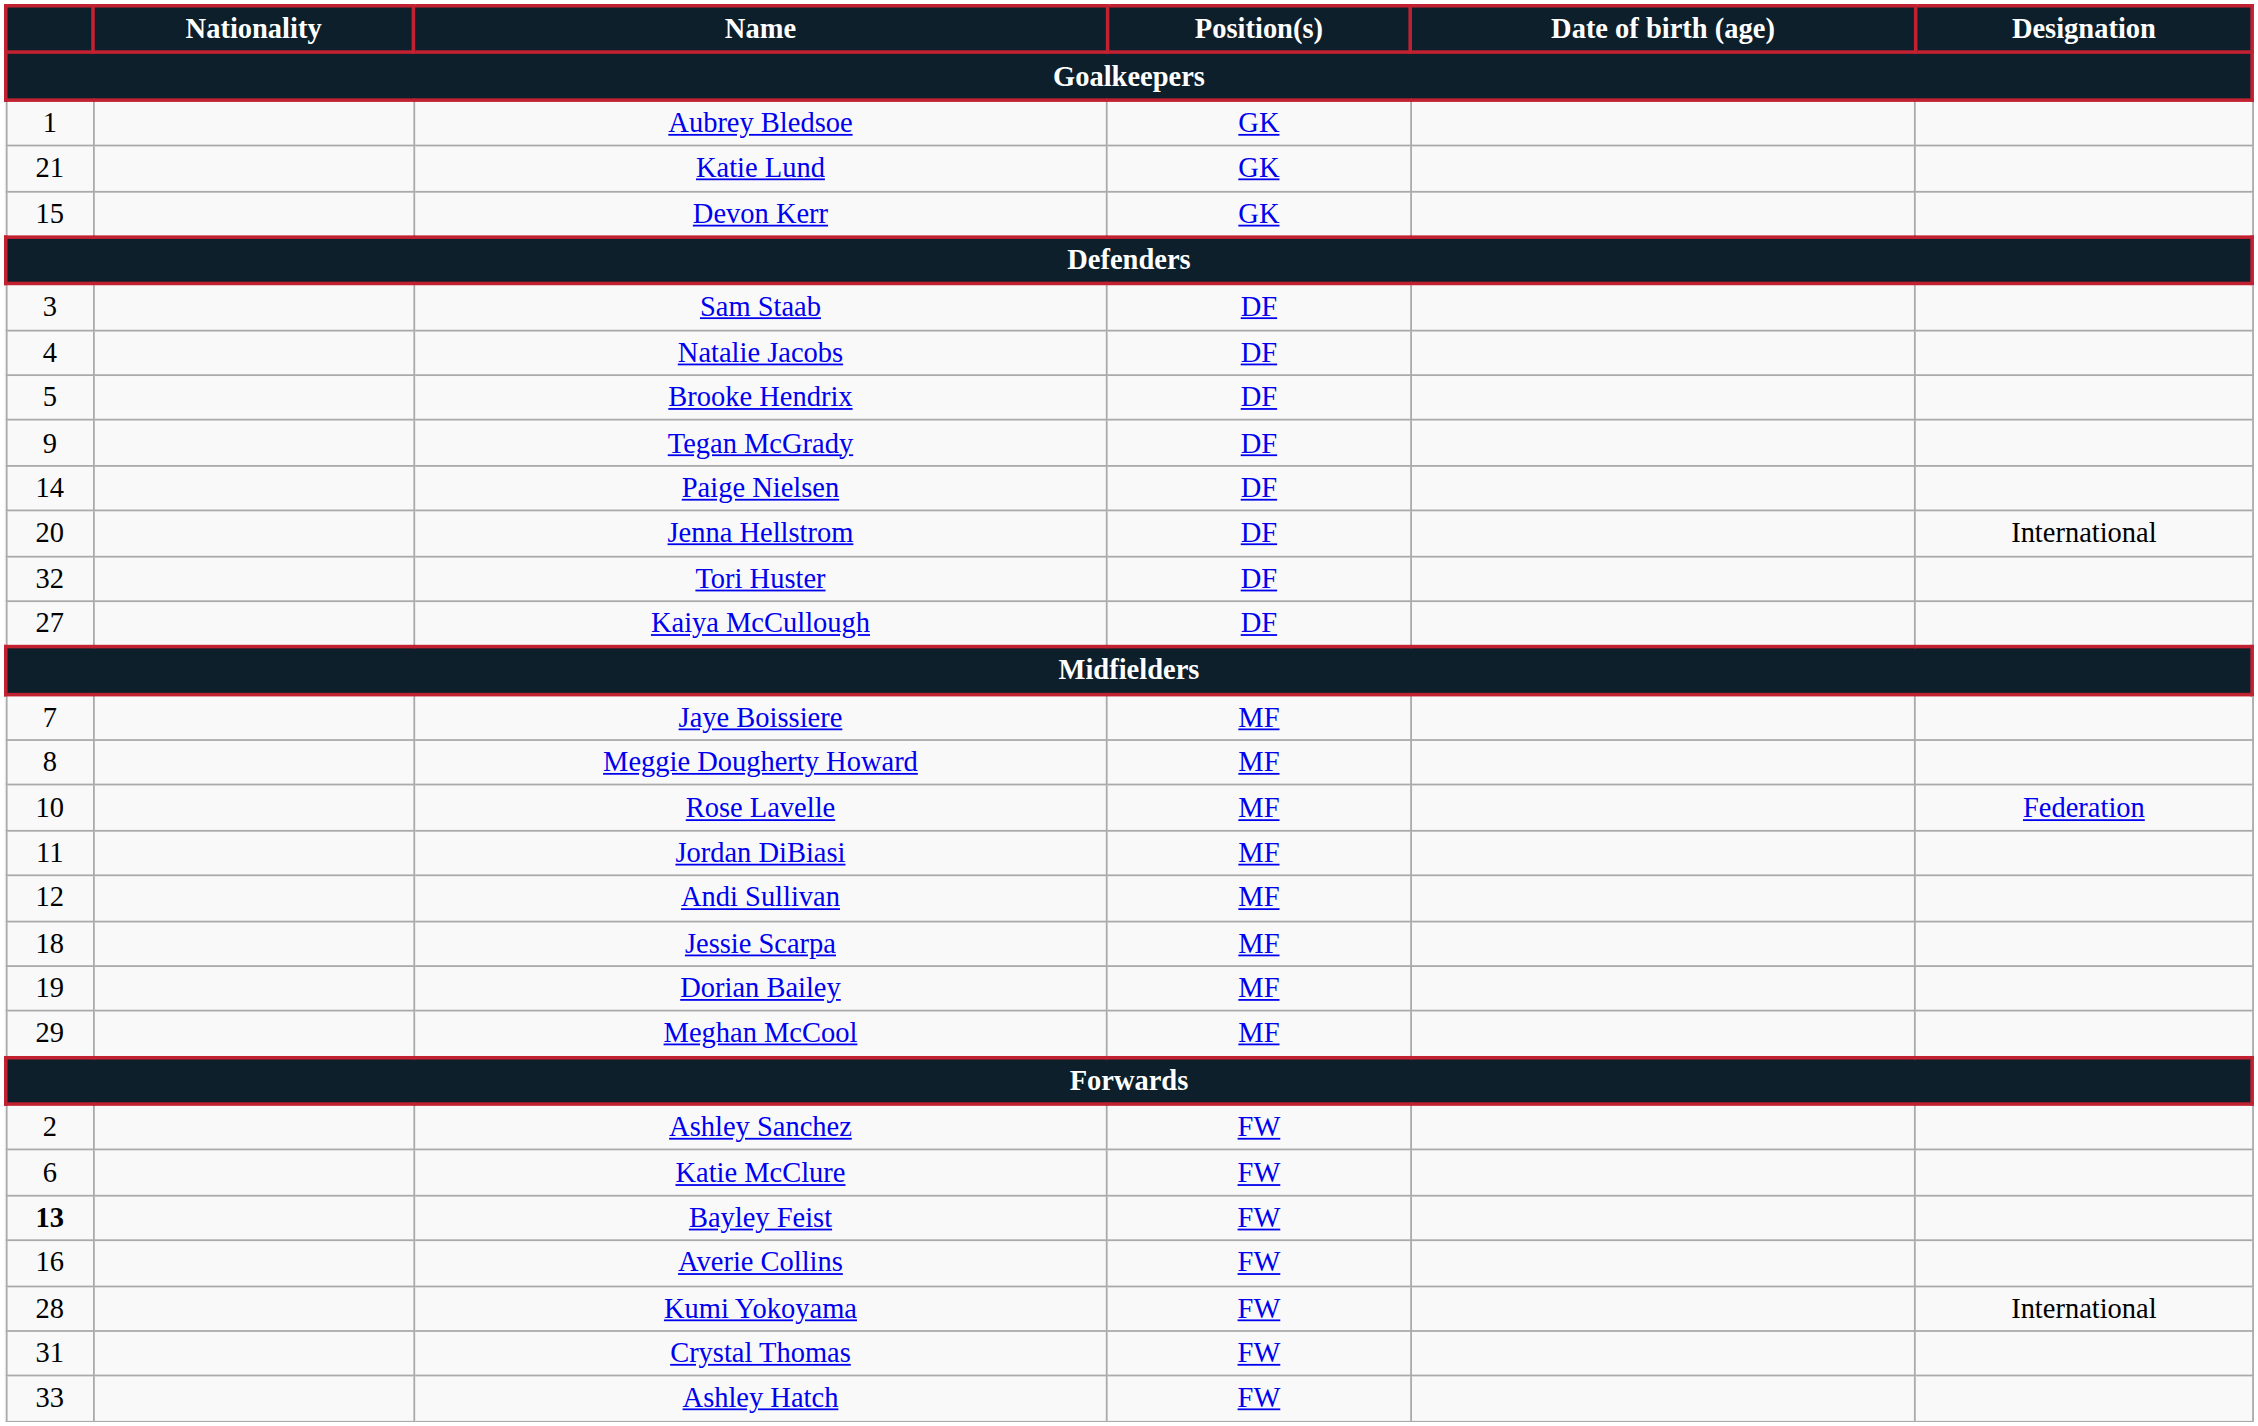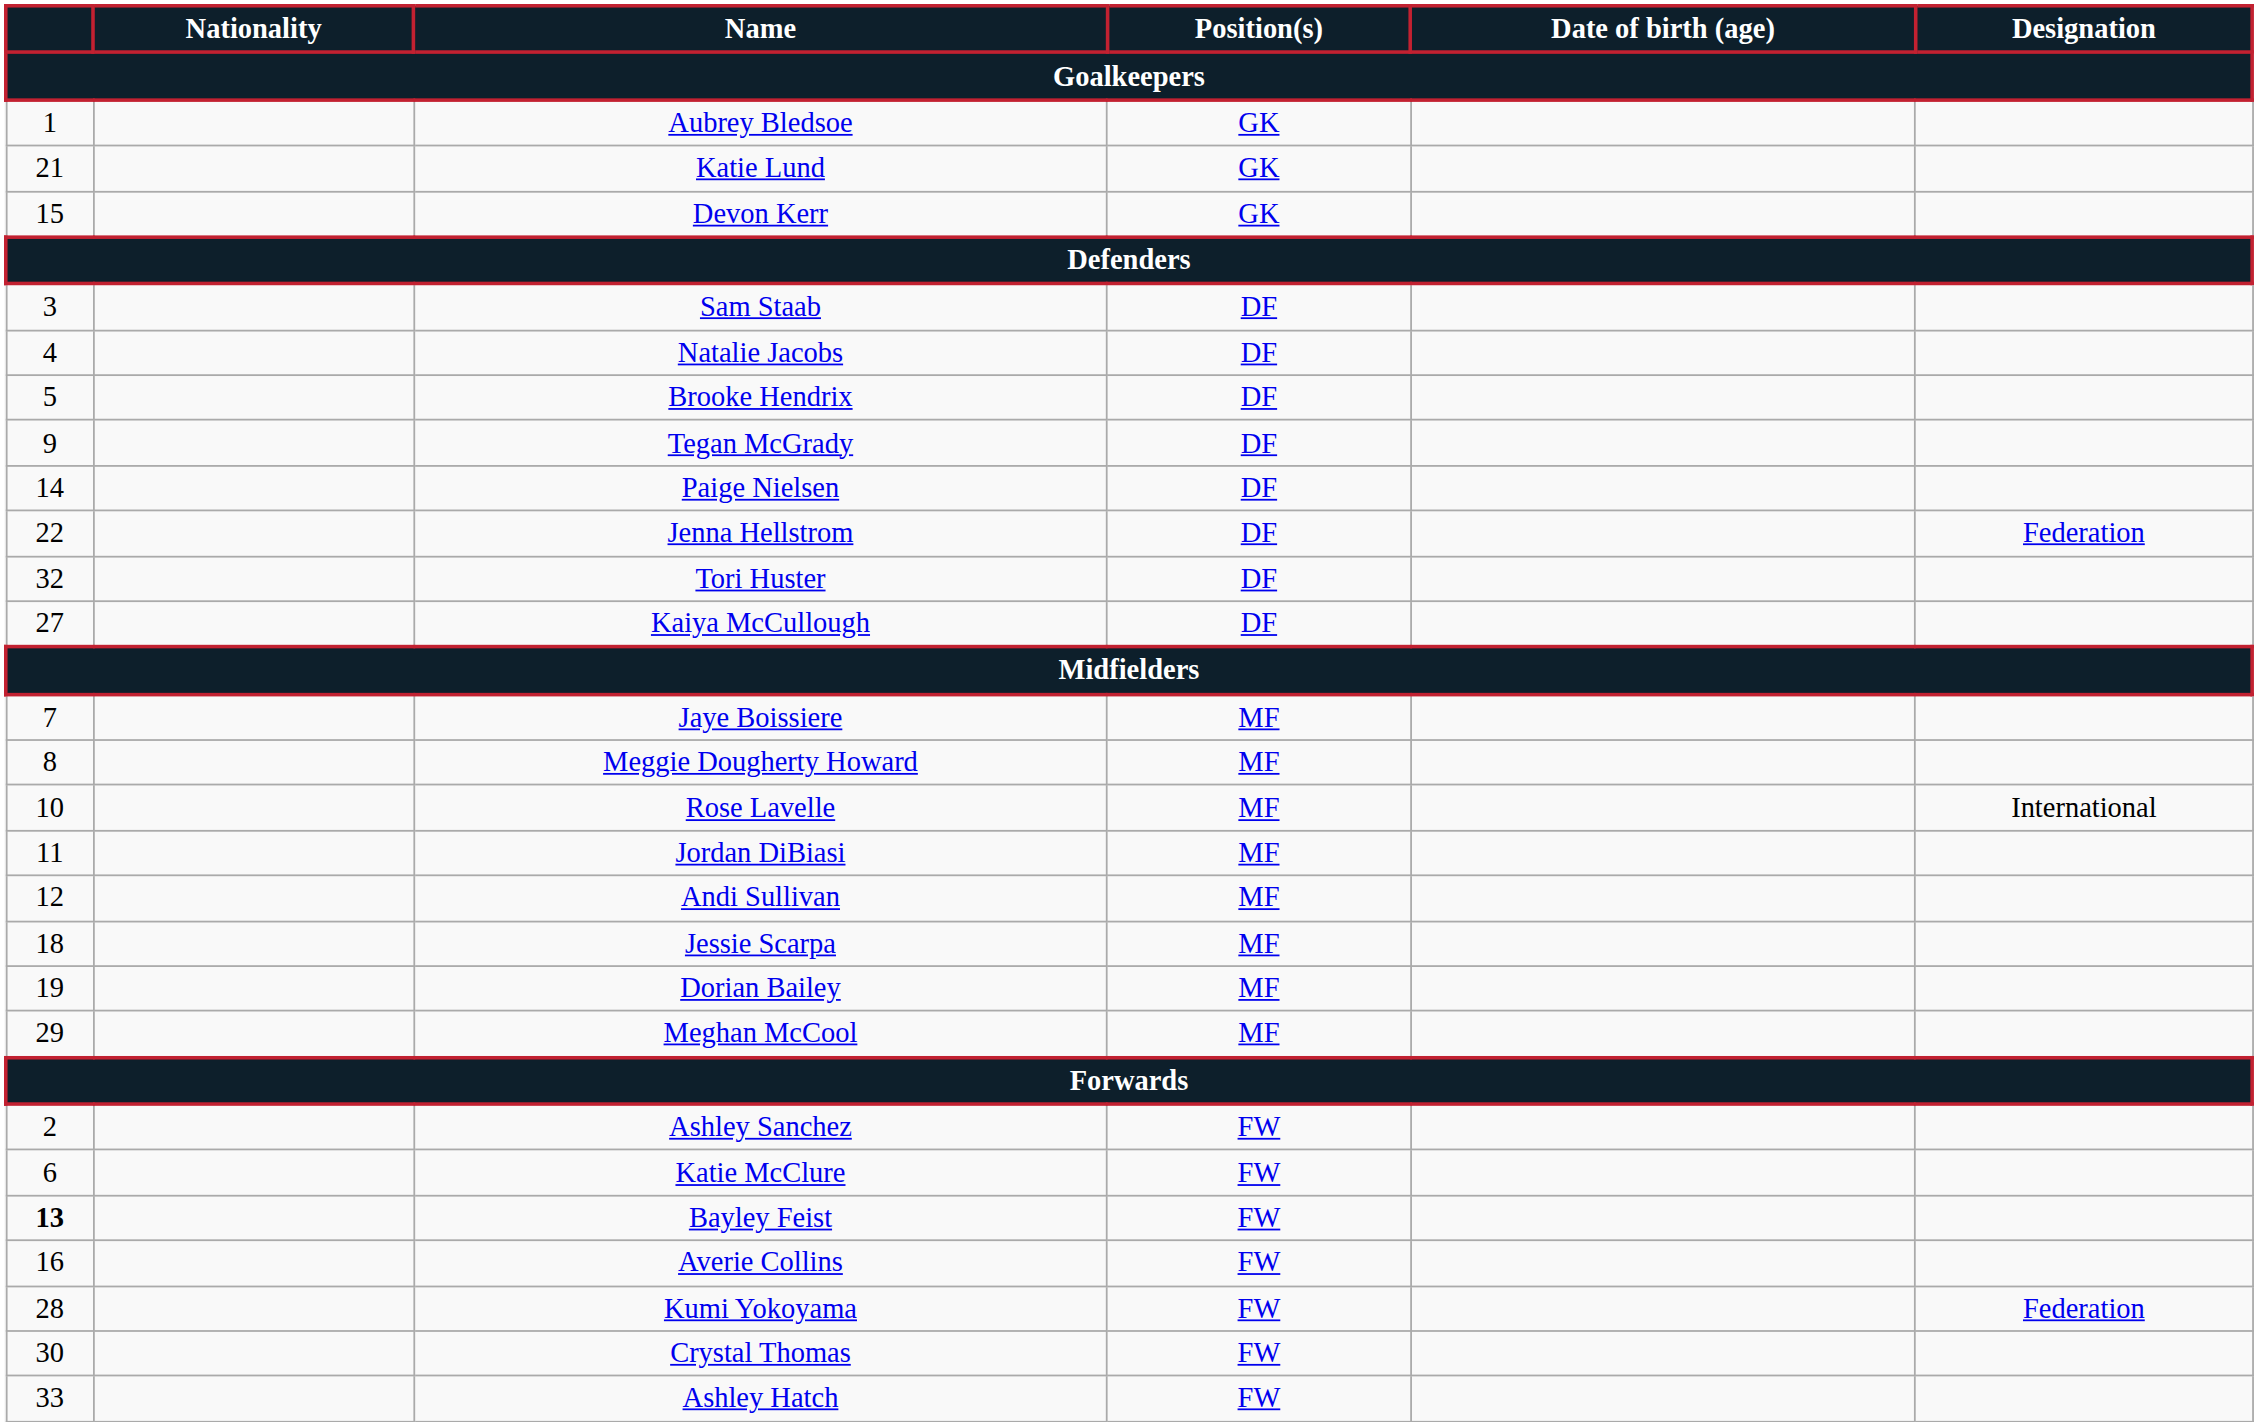(50, 532) 20 -> (50, 532) 22
(2084, 532) International -> (2084, 532) Federation
(2084, 807) Federation -> (2084, 807) International
(2084, 1307) International -> (2084, 1307) Federation
(50, 1352) 31 -> (50, 1352) 30
